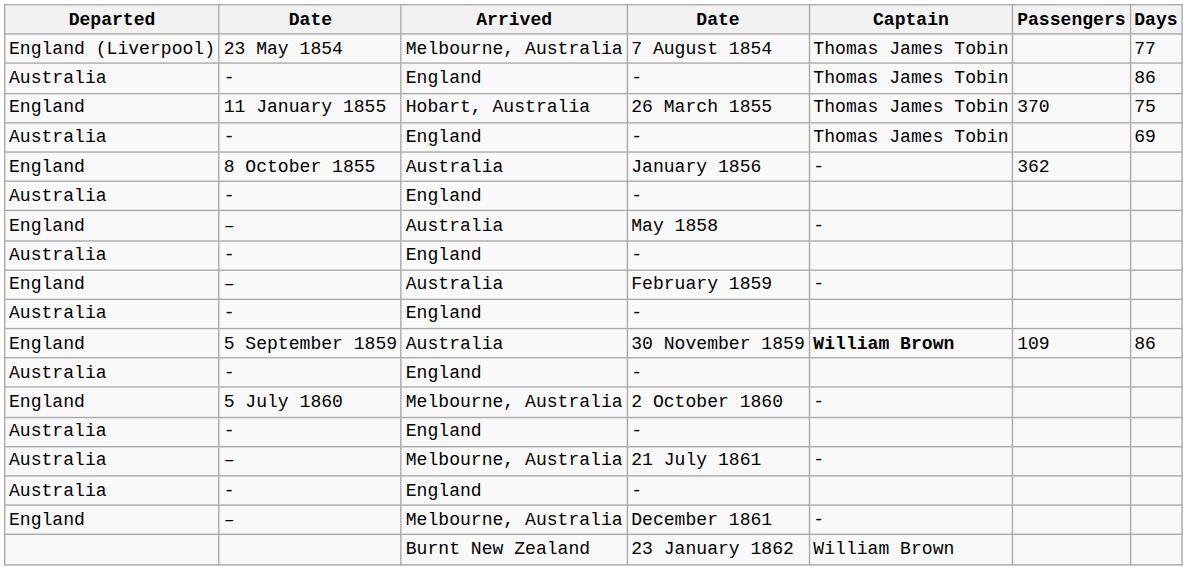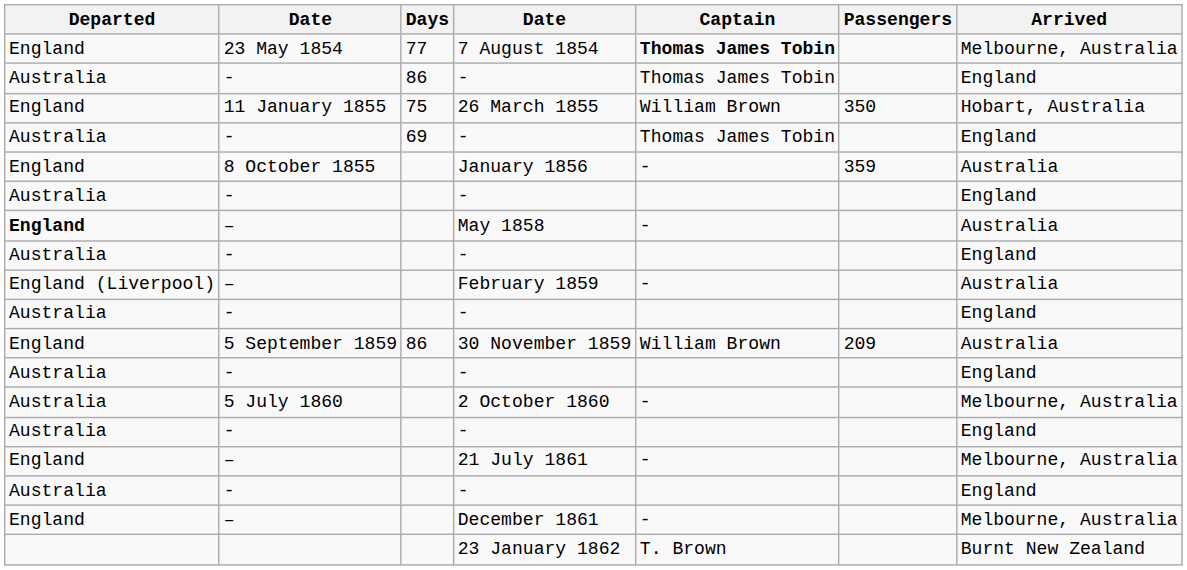columns swapped: (514, 19) <-> (1156, 19)
(112, 49) England (Liverpool) -> (47, 49) England
(911, 49) normal -> (737, 49) bold
(911, 108) Thomas James Tobin -> (710, 108) William Brown
(1033, 108) 370 -> (860, 108) 350
(1033, 167) 362 -> (860, 167) 359
(47, 226) normal -> (47, 226) bold
(47, 284) England -> (112, 284) England (Liverpool)
(884, 343) bold -> (710, 343) normal
(1033, 343) 109 -> (860, 343) 209
(47, 402) England -> (58, 402) Australia
(58, 461) Australia -> (47, 461) England
(884, 550) William Brown -> (683, 550) T. Brown
